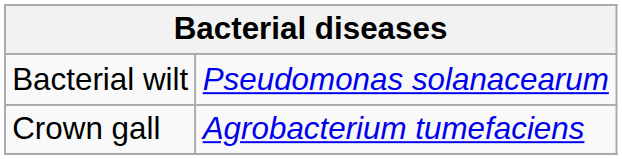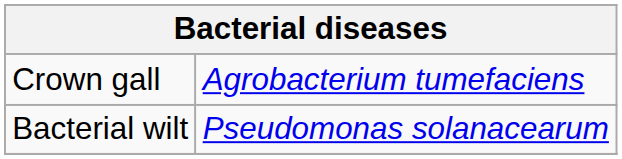rows swapped: (100, 79) <-> (86, 128)
